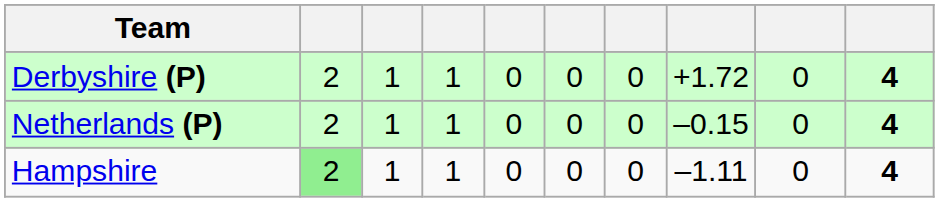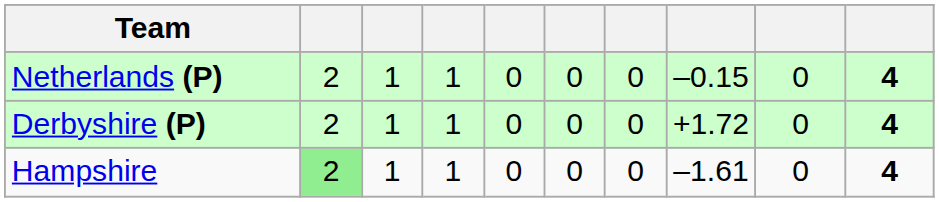rows swapped: (109, 76) <-> (117, 123)
(711, 171) –1.11 -> (711, 171) –1.61
